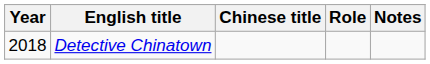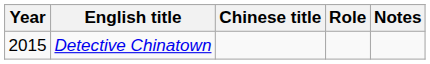(28, 45) 2018 -> (28, 45) 2015
